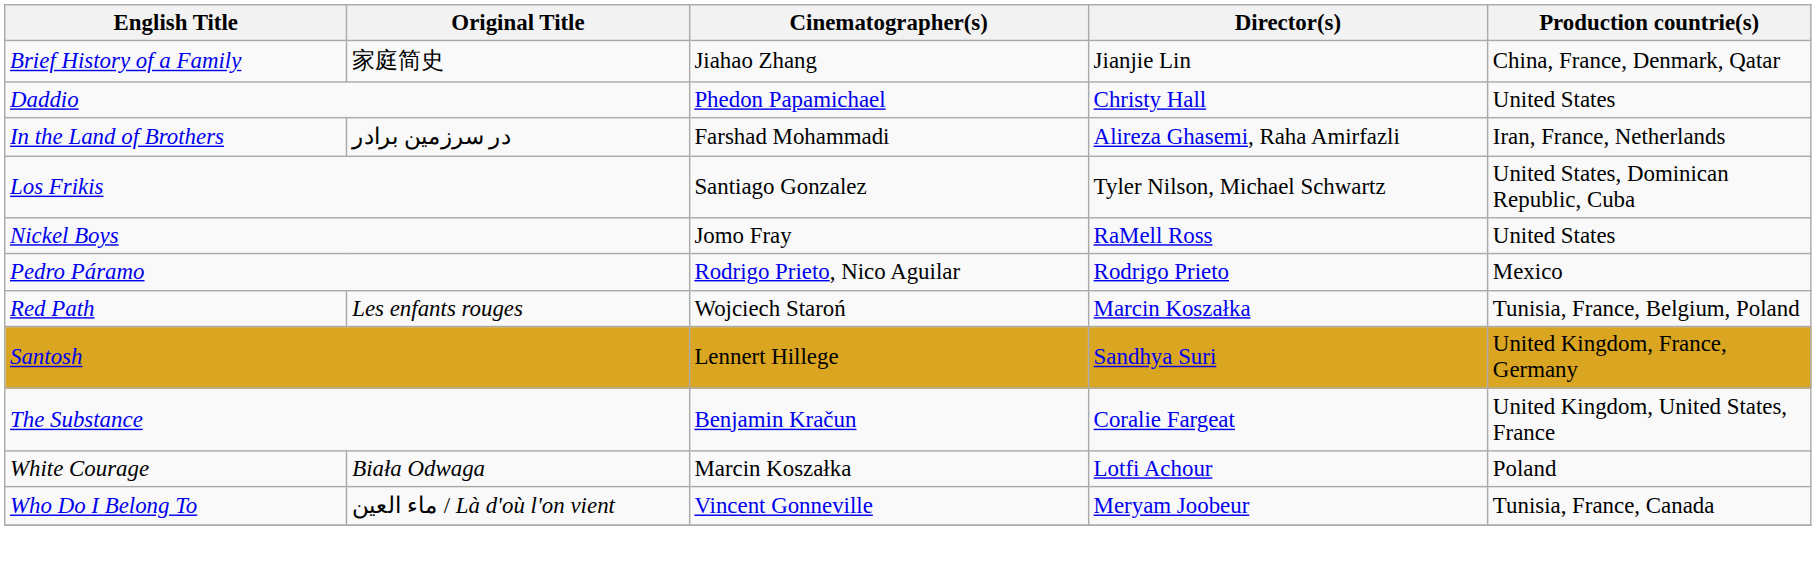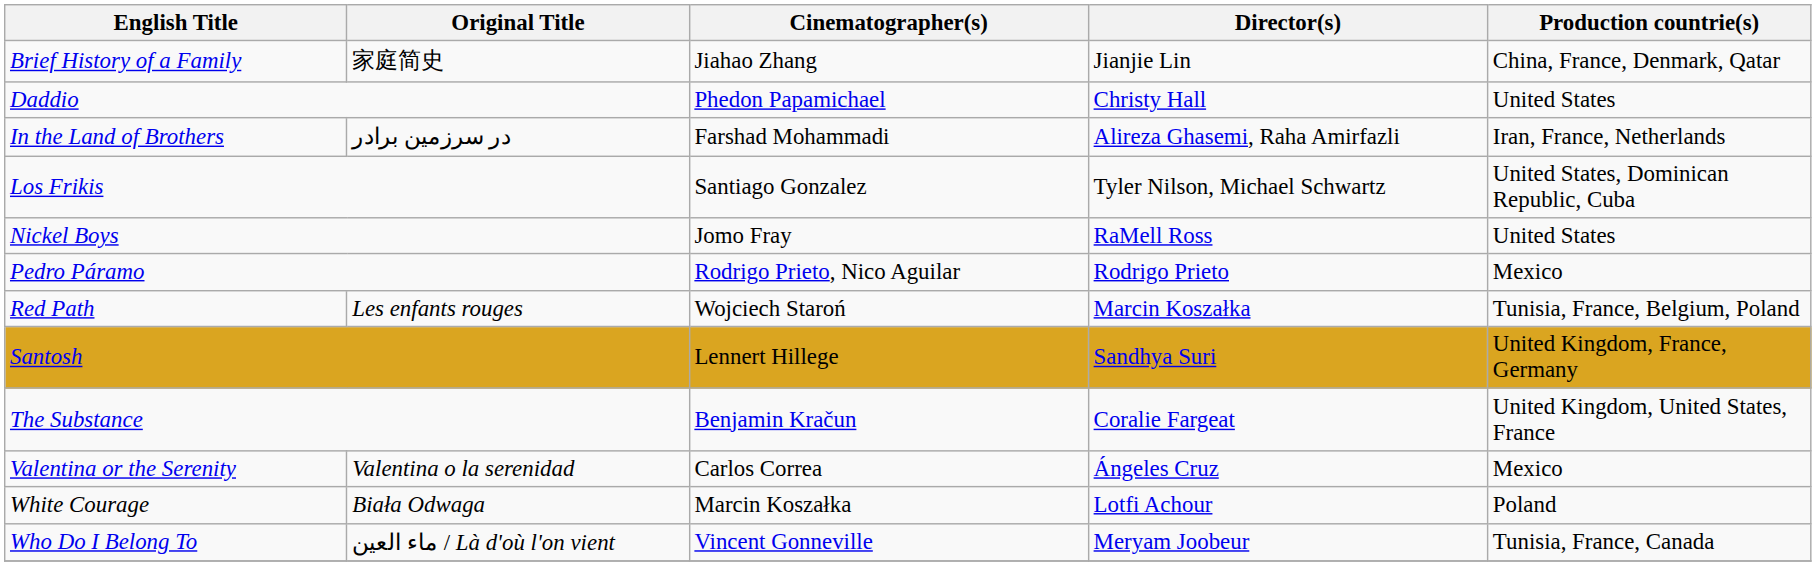+ row: (123, 468)
